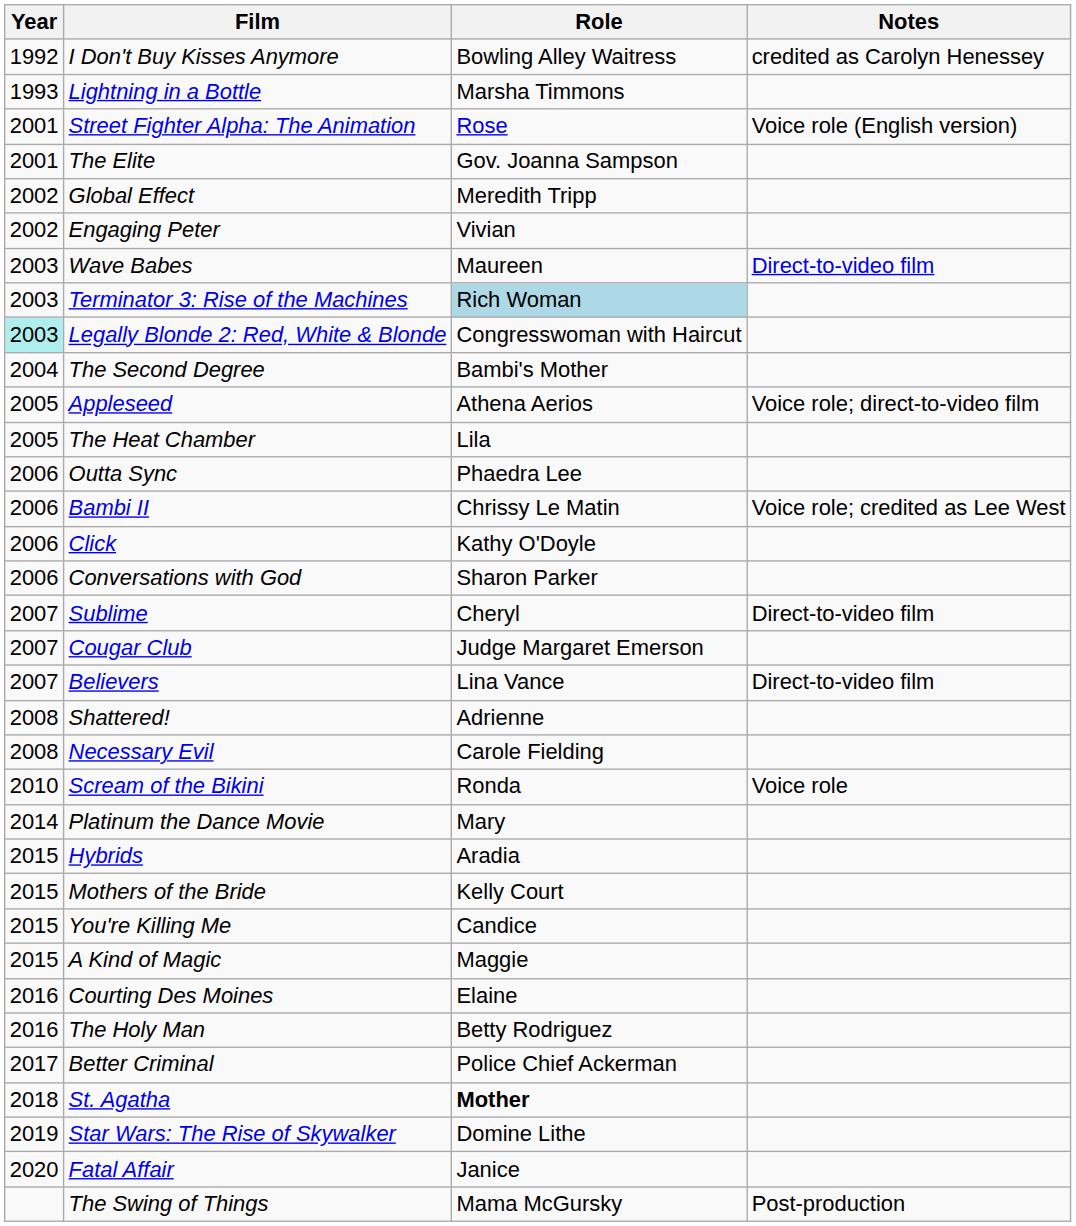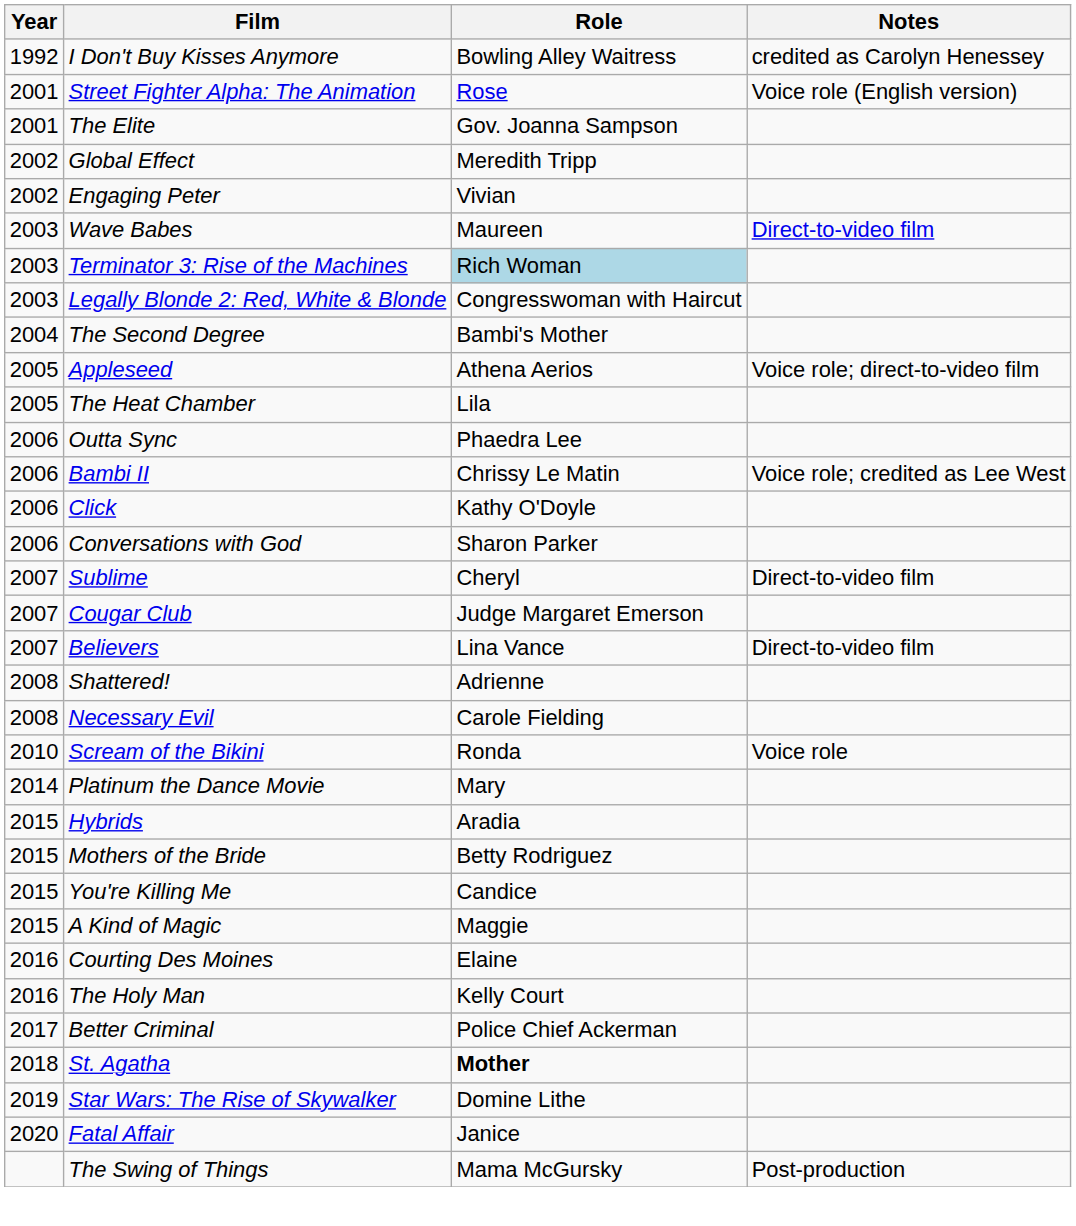- row: (165, 91)
(34, 334) paleturquoise background -> (34, 299) no background
(510, 890) Kelly Court -> (534, 856) Betty Rodriguez
(534, 1030) Betty Rodriguez -> (510, 995) Kelly Court
